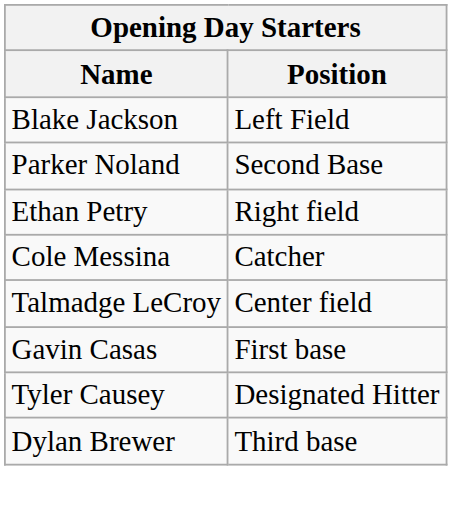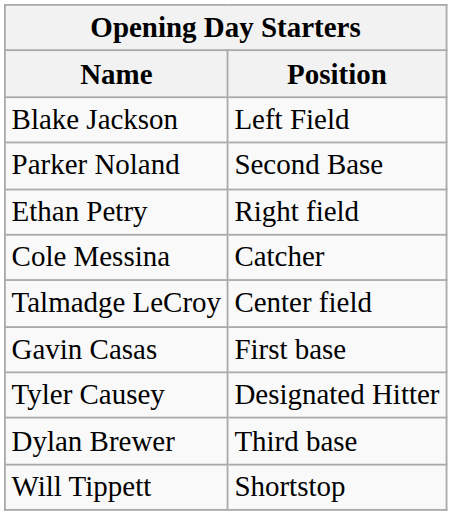+ row: (81, 486)
